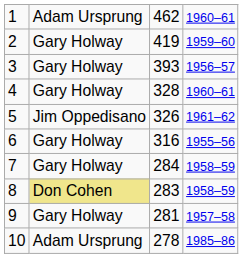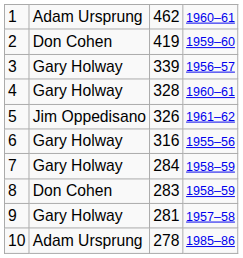(78, 41) Gary Holway -> (72, 41) Don Cohen
(166, 66) 393 -> (166, 66) 339
(72, 191) khaki background -> (72, 191) no background
